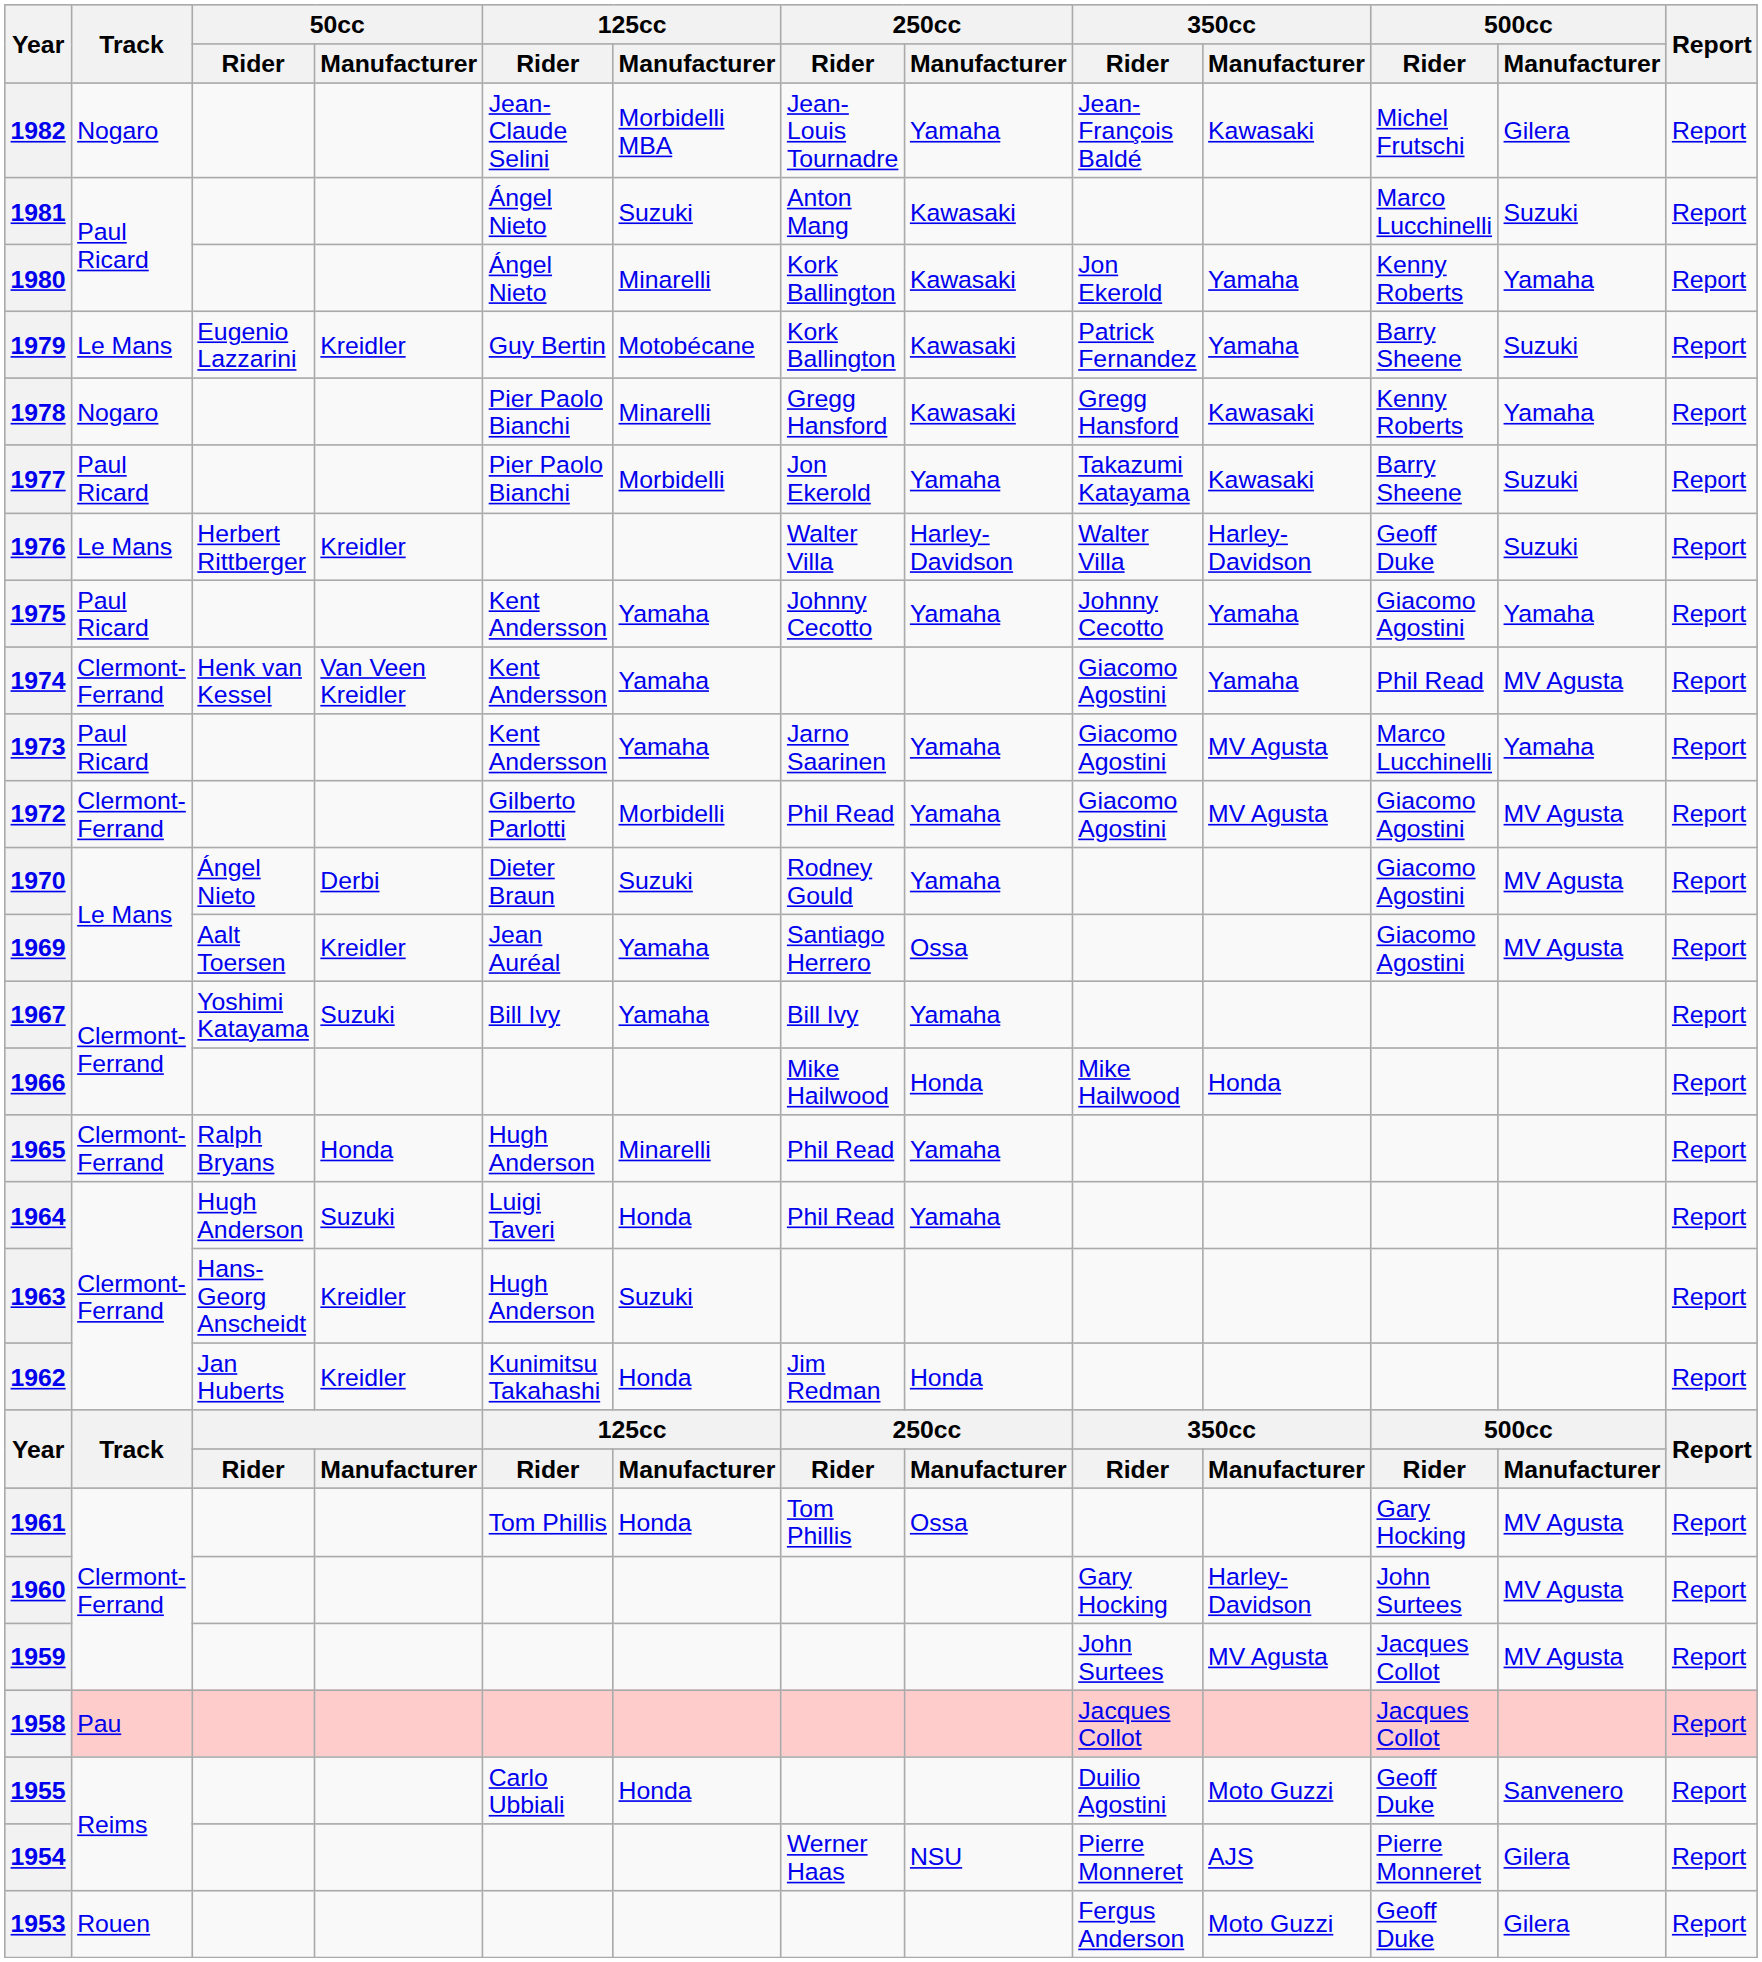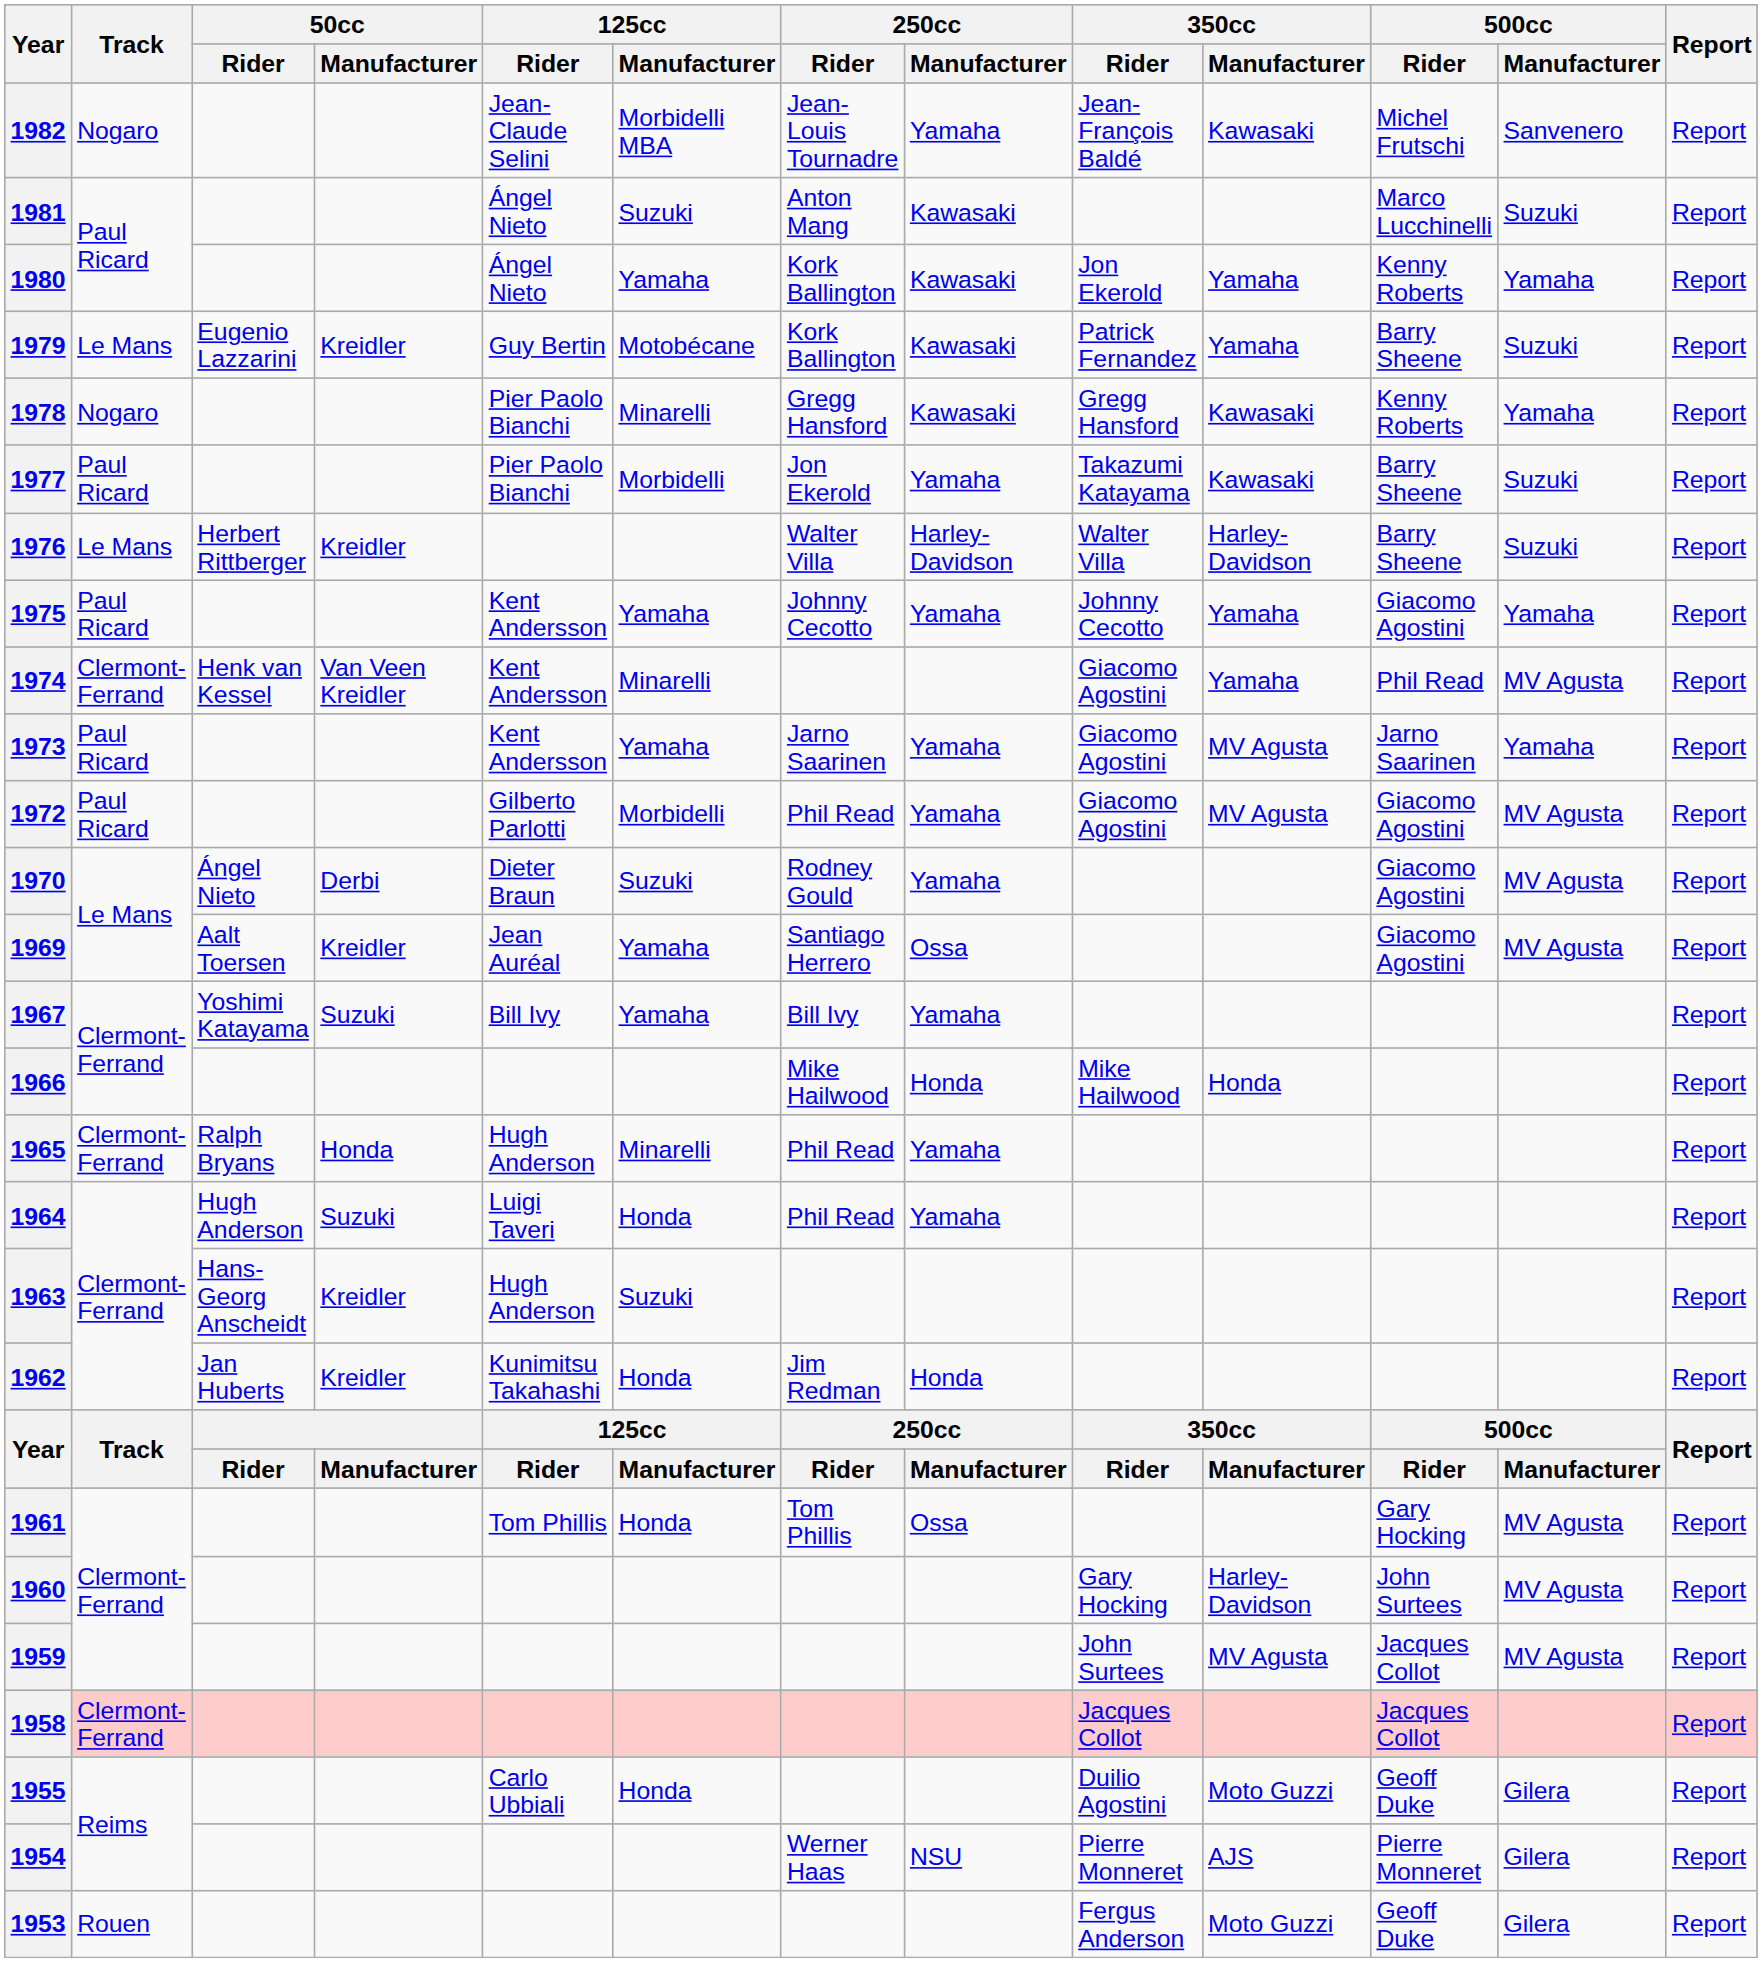(1537, 131) Gilera -> (1563, 131) Sanvenero
(665, 278) Minarelli -> (664, 278) Yamaha
(1407, 546) Geoff Duke -> (1419, 546) Barry Sheene
(664, 680) Yamaha -> (665, 680) Minarelli
(1434, 747) Marco Lucchinelli -> (1426, 747) Jarno Saarinen
(132, 814) Clermont-Ferrand -> (113, 814) Paul Ricard
(99, 1723) Pau -> (132, 1723) Clermont-Ferrand
(1563, 1790) Sanvenero -> (1537, 1790) Gilera
